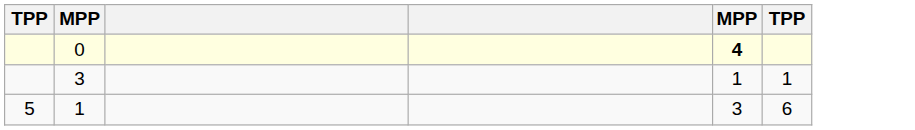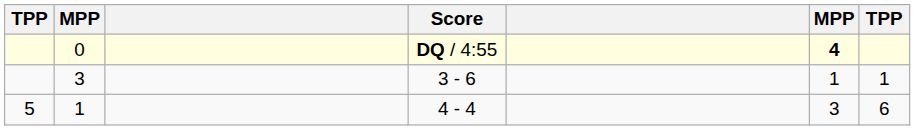+ column: (457, 19)
